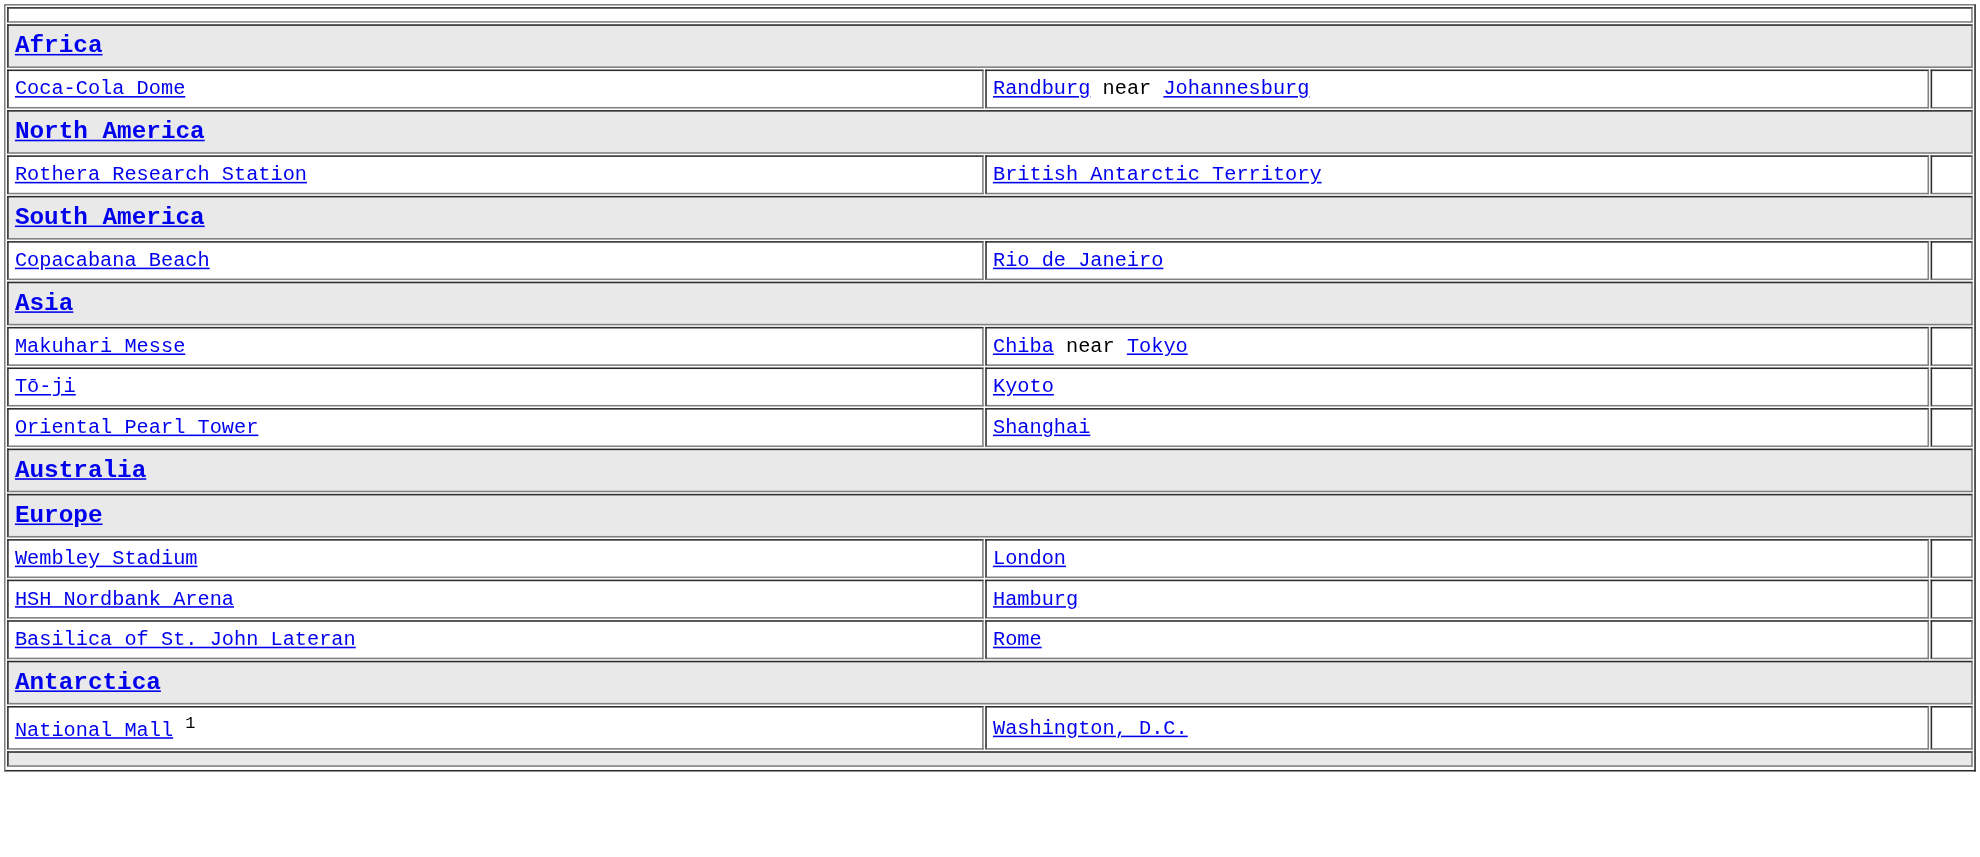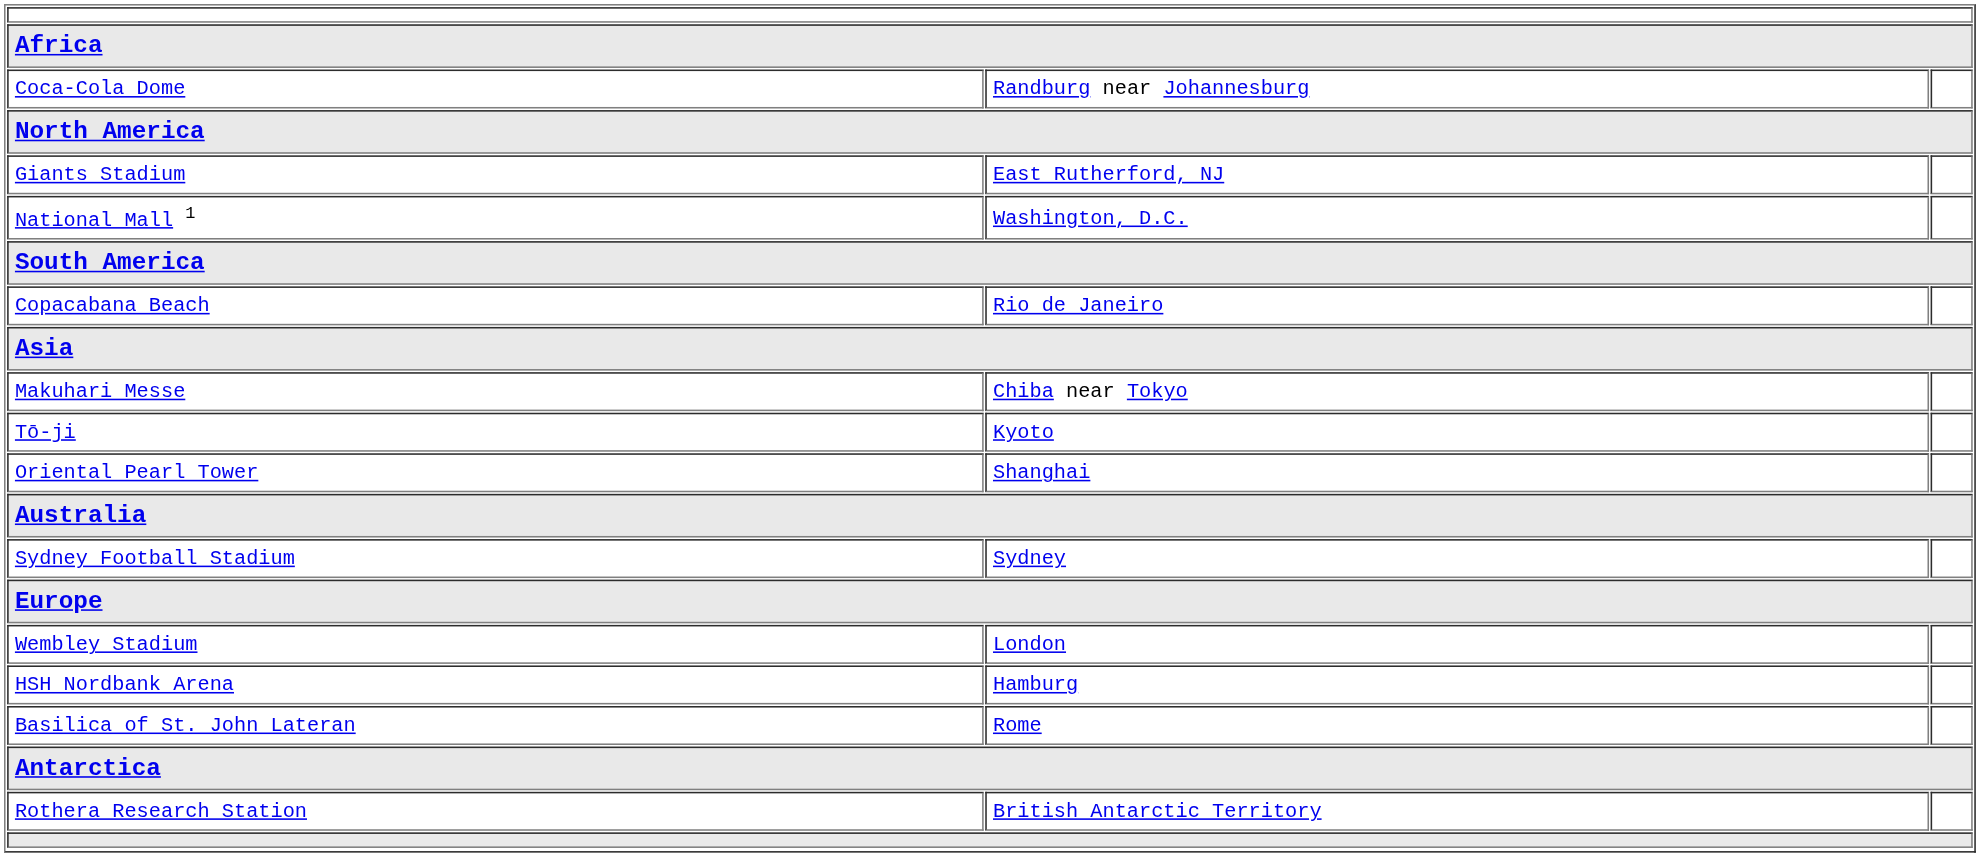+ row: (100, 175)
rows swapped: (105, 728) <-> (161, 175)
+ row: (155, 559)
